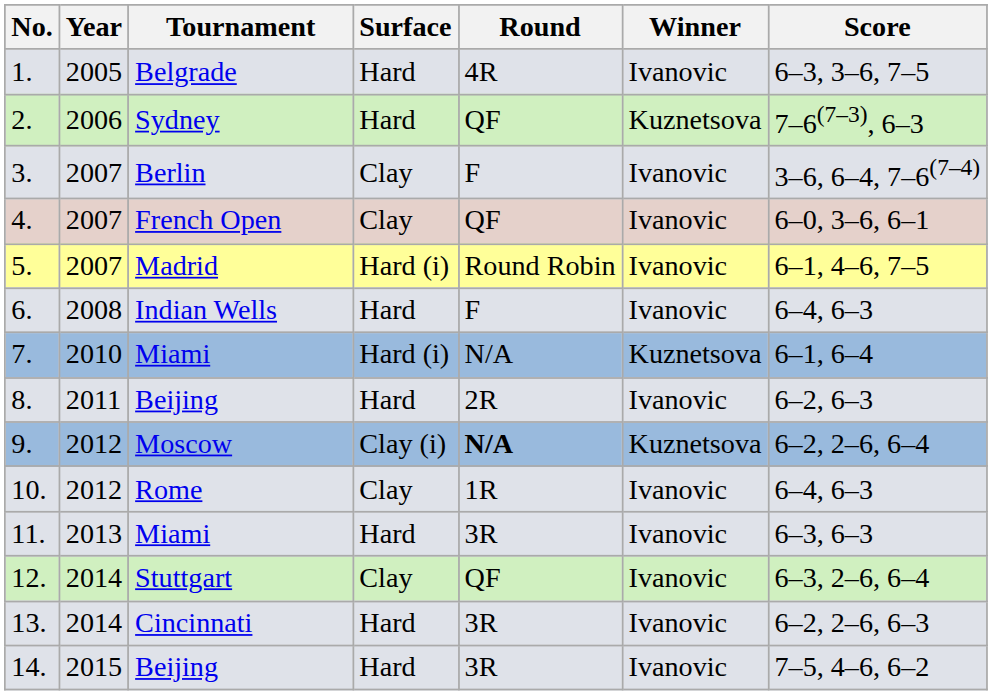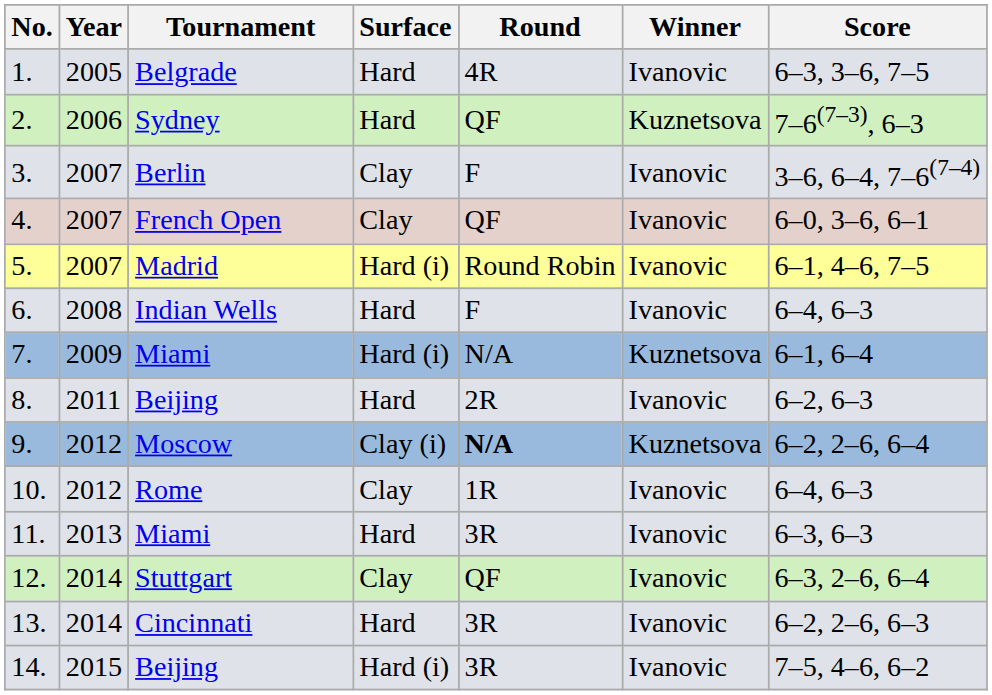(94, 354) 2010 -> (94, 354) 2009
(387, 667) Hard -> (404, 667) Hard (i)
